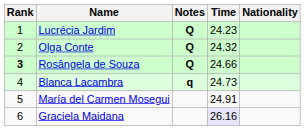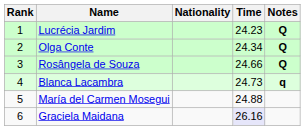columns swapped: (270, 13) <-> (190, 13)
(224, 47) 24.32 -> (249, 47) 24.34
(20, 64) bold -> (20, 64) normal
(224, 99) 24.91 -> (249, 99) 24.88
